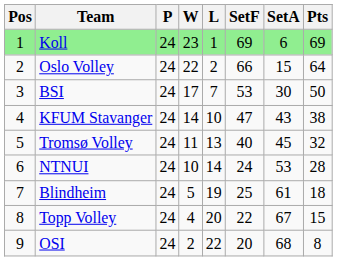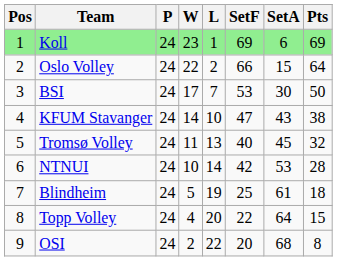(244, 167) 24 -> (244, 167) 42
(283, 218) 67 -> (283, 218) 64
